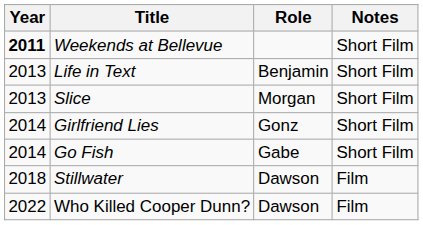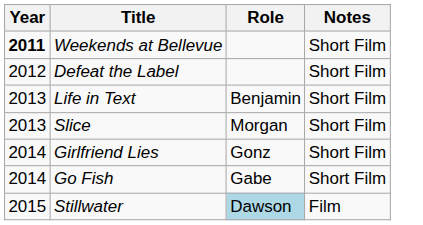+ row: (116, 71)
(27, 179) 2018 -> (27, 206) 2015
(289, 179) no background -> (261, 206) lightblue background
- row: (152, 206)
